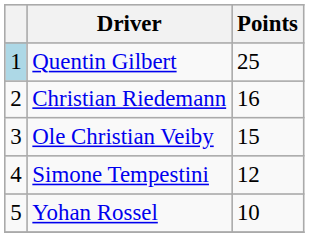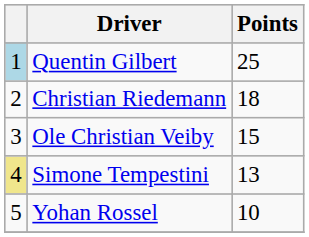(248, 99) 16 -> (248, 99) 18
(16, 174) no background -> (16, 174) khaki background
(248, 174) 12 -> (248, 174) 13
